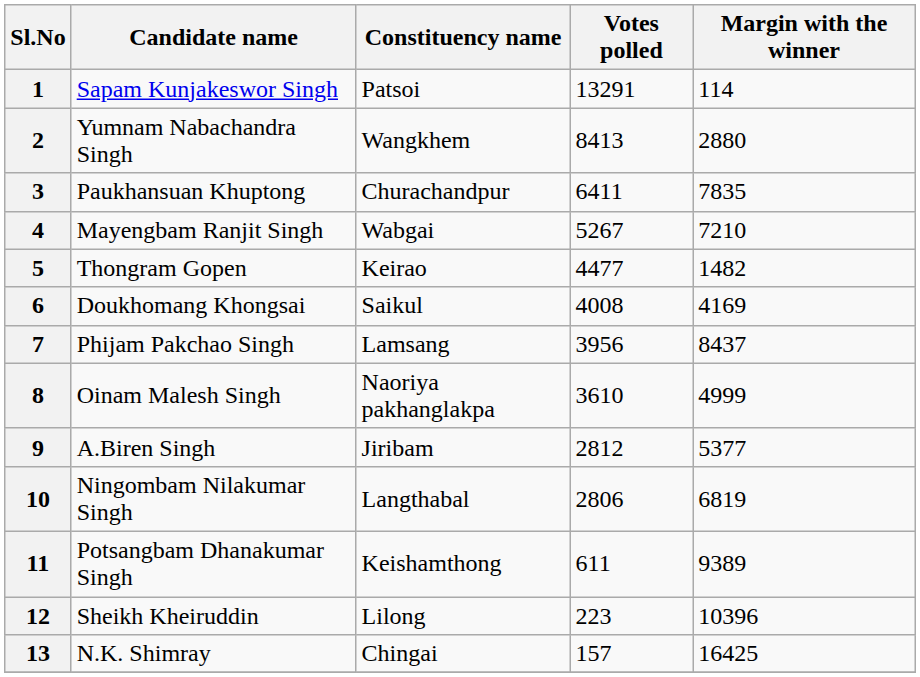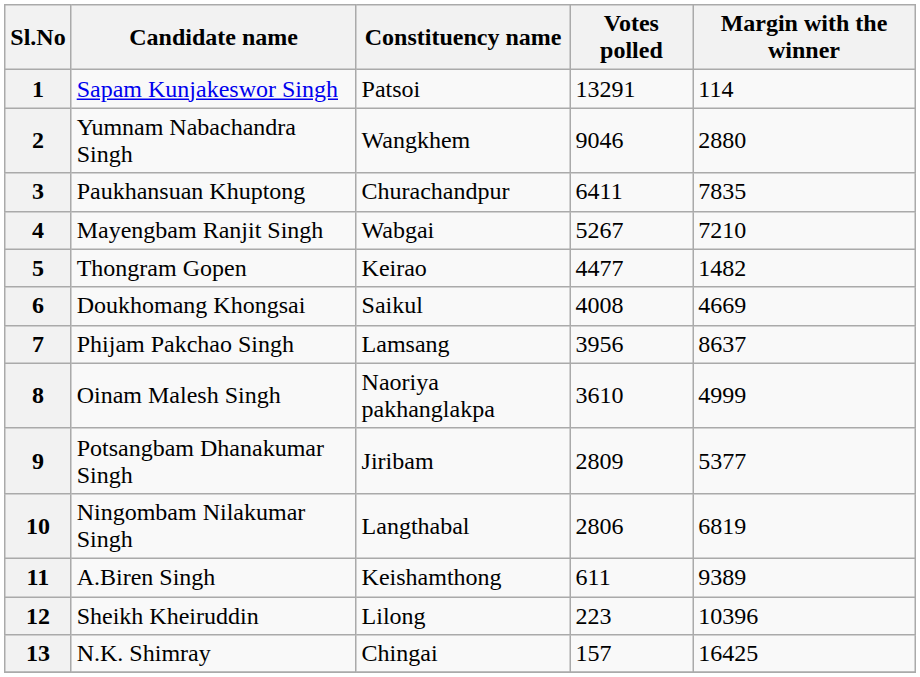(600, 140) 8413 -> (600, 140) 9046
(722, 305) 4169 -> (722, 305) 4669
(722, 343) 8437 -> (722, 343) 8637
(146, 447) A.Biren Singh -> (200, 460) Potsangbam Dhanakumar Singh
(600, 447) 2812 -> (600, 460) 2809
(200, 563) Potsangbam Dhanakumar Singh -> (146, 577) A.Biren Singh
